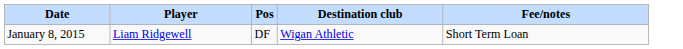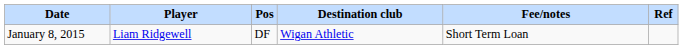+ column: (663, 14)
